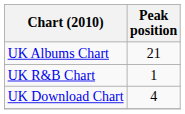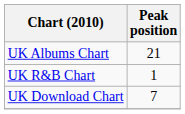(154, 97) 4 -> (154, 97) 7
